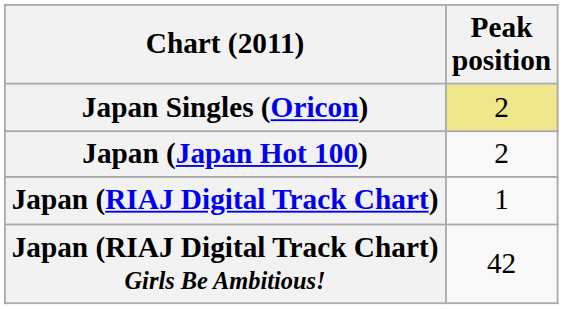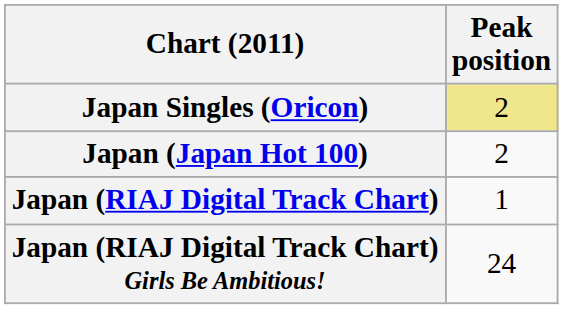(502, 262) 42 -> (502, 262) 24
